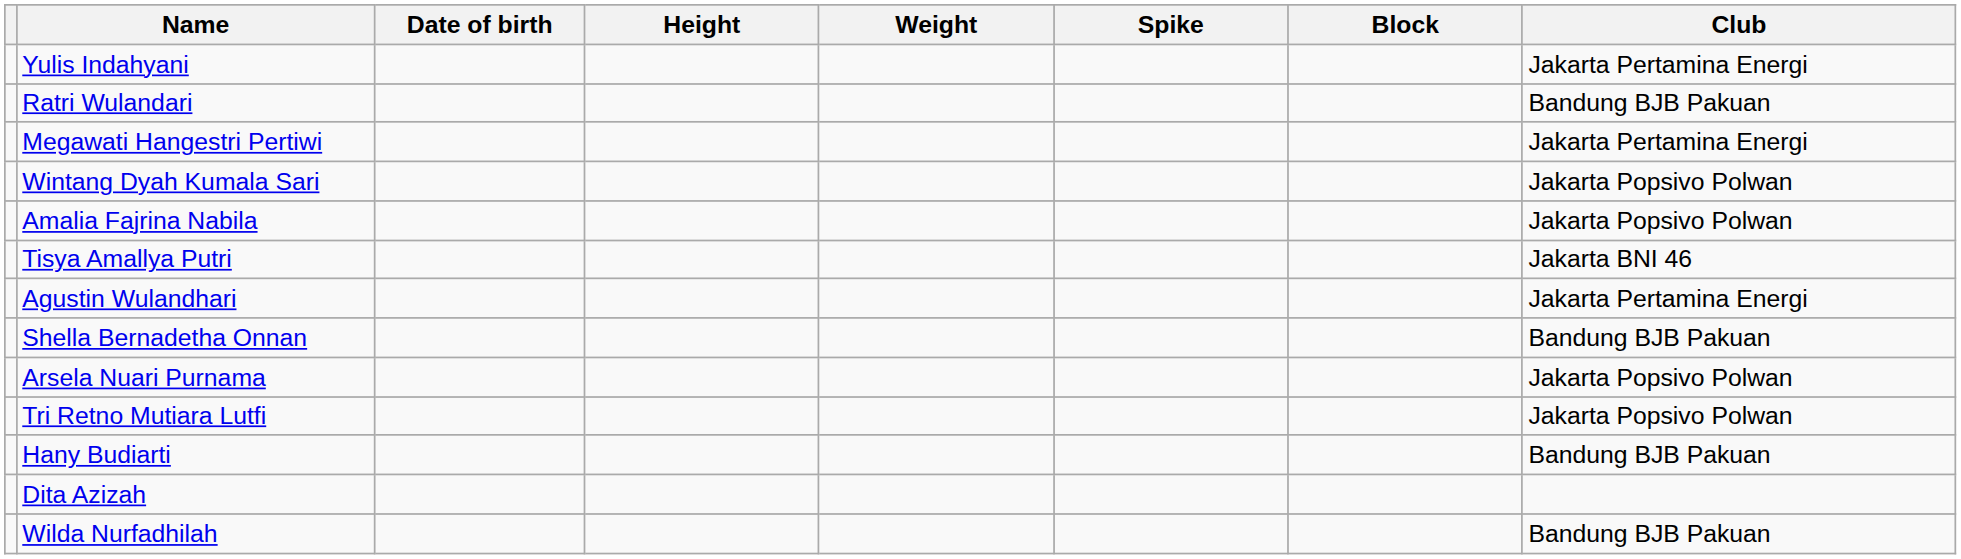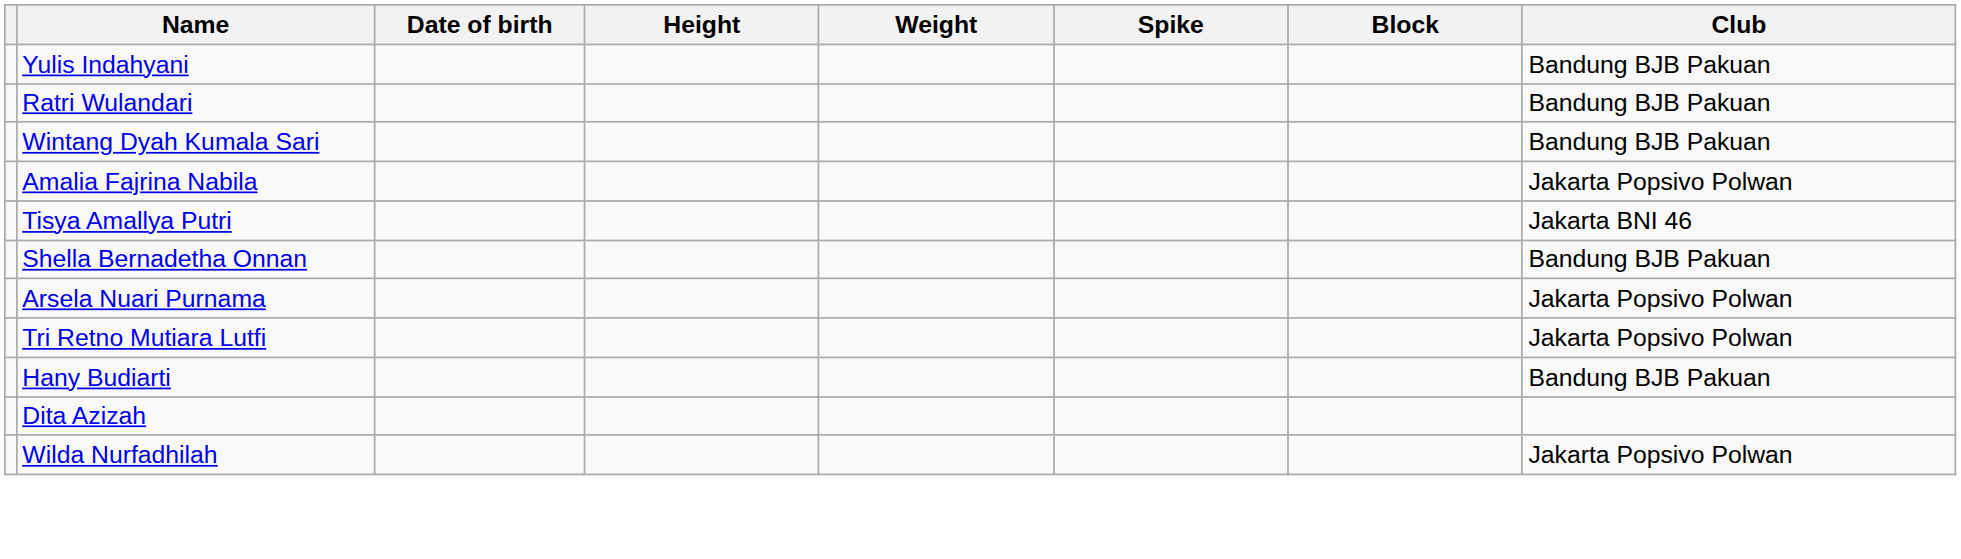(1668, 64) Jakarta Pertamina Energi -> (1650, 64) Bandung BJB Pakuan
- row: (172, 142)
(1660, 181) Jakarta Popsivo Polwan -> (1650, 142) Bandung BJB Pakuan
- row: (129, 299)
(1650, 534) Bandung BJB Pakuan -> (1660, 455) Jakarta Popsivo Polwan
